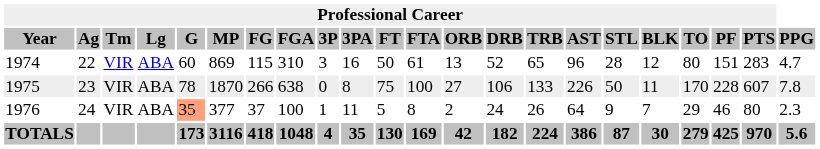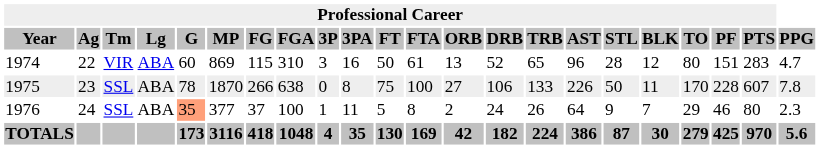(118, 86) VIR -> (118, 86) SSL
(118, 109) VIR -> (118, 109) SSL
